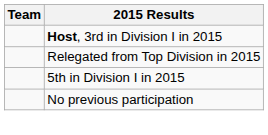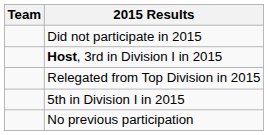+ row: (124, 36)
